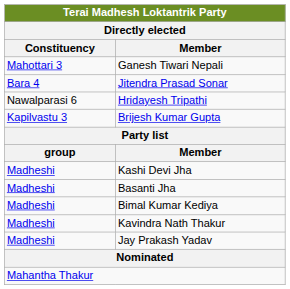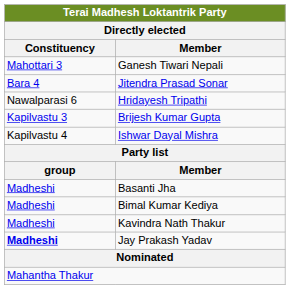+ row: (168, 135)
- row: (155, 170)
(31, 240) normal -> (32, 240) bold
